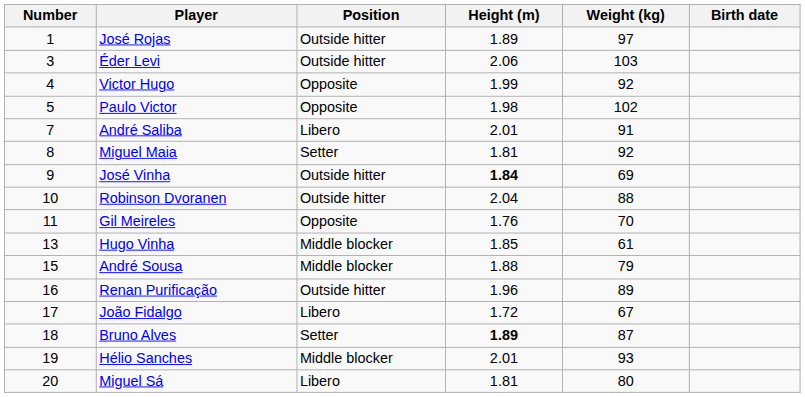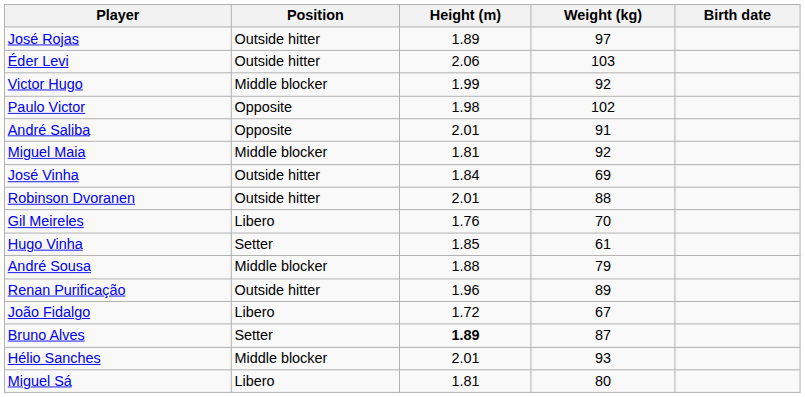- column: (50, 15)
(329, 84) Opposite -> (281, 84) Middle blocker
(320, 130) Libero -> (263, 130) Opposite
(319, 152) Setter -> (281, 152) Middle blocker
(504, 175) bold -> (465, 175) normal
(504, 198) 2.04 -> (465, 198) 2.01
(329, 221) Opposite -> (254, 221) Libero
(346, 244) Middle blocker -> (254, 244) Setter
